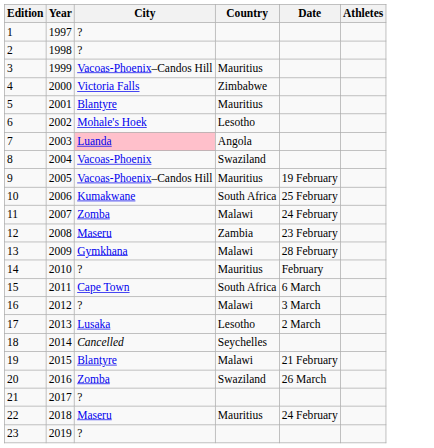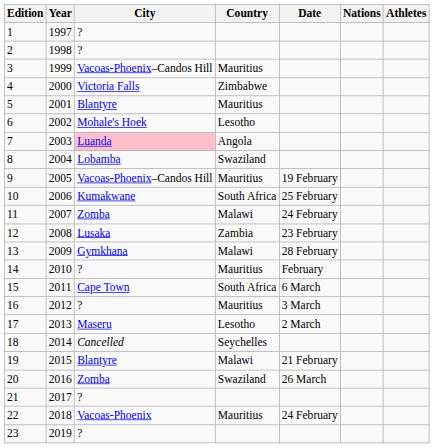+ column: (362, 13)
(114, 159) Vacoas-Phoenix -> (99, 159) Lobamba
(94, 232) Maseru -> (94, 232) Lusaka
(235, 305) Malawi -> (240, 305) Mauritius
(94, 324) Lusaka -> (94, 324) Maseru
(94, 415) Maseru -> (114, 415) Vacoas-Phoenix
